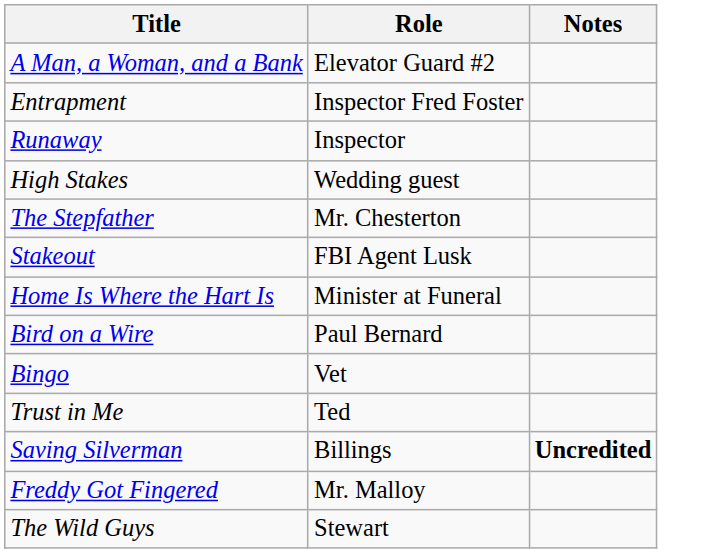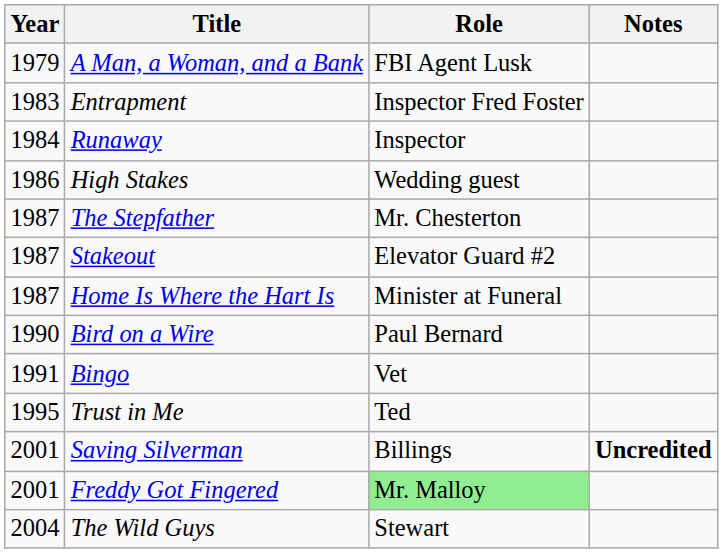+ column: (35, 23)
(405, 62) Elevator Guard #2 -> (453, 62) FBI Agent Lusk
(393, 256) FBI Agent Lusk -> (465, 256) Elevator Guard #2
(370, 489) no background -> (430, 489) lightgreen background
